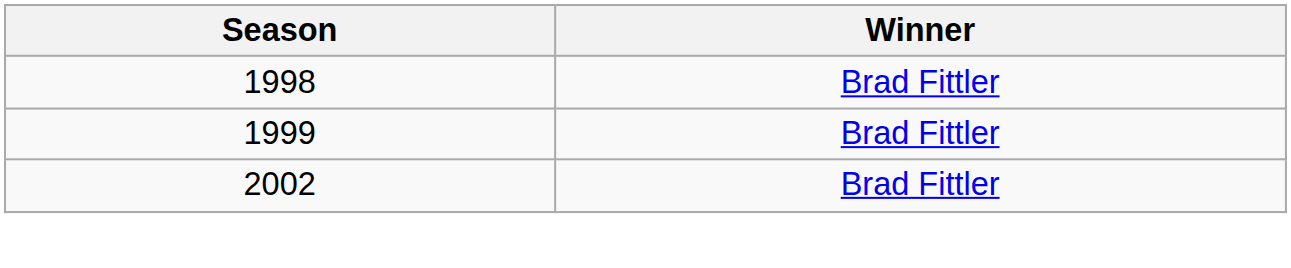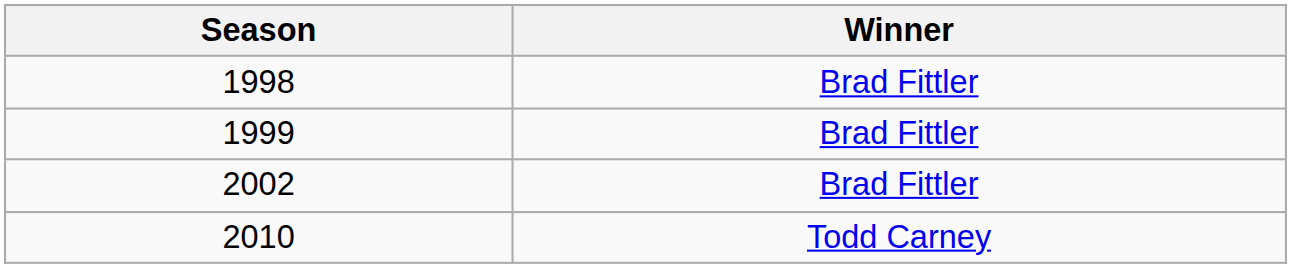+ row: (259, 236)
